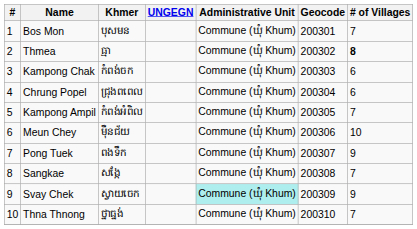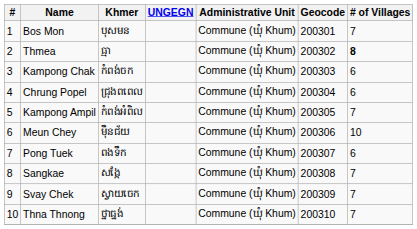(353, 153) 9 -> (353, 153) 6
(247, 193) paleturquoise background -> (247, 193) no background
(353, 194) 9 -> (353, 194) 7
